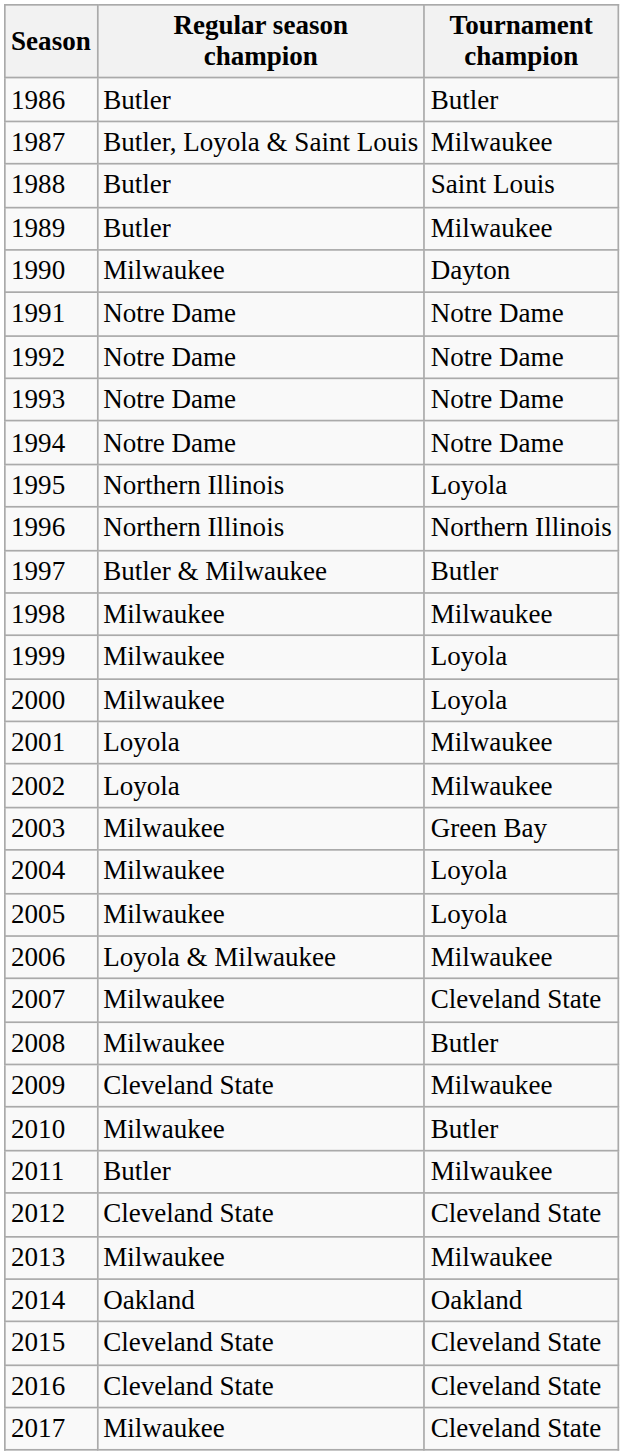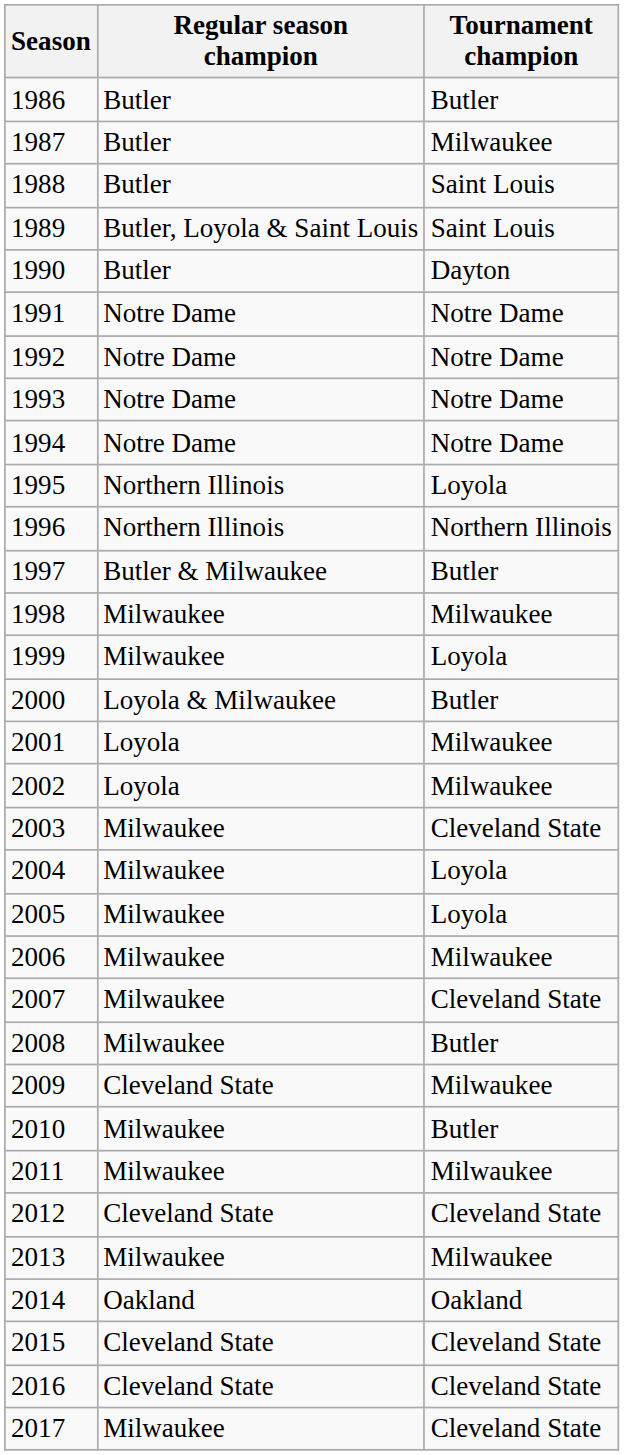(261, 142) Butler, Loyola & Saint Louis -> (137, 142) Butler
(137, 227) Butler -> (261, 227) Butler, Loyola & Saint Louis
(492, 227) Milwaukee -> (493, 227) Saint Louis
(164, 270) Milwaukee -> (137, 270) Butler
(164, 699) Milwaukee -> (220, 699) Loyola & Milwaukee
(469, 699) Loyola -> (465, 699) Butler
(489, 828) Green Bay -> (516, 828) Cleveland State
(220, 956) Loyola & Milwaukee -> (164, 956) Milwaukee
(137, 1171) Butler -> (164, 1171) Milwaukee
